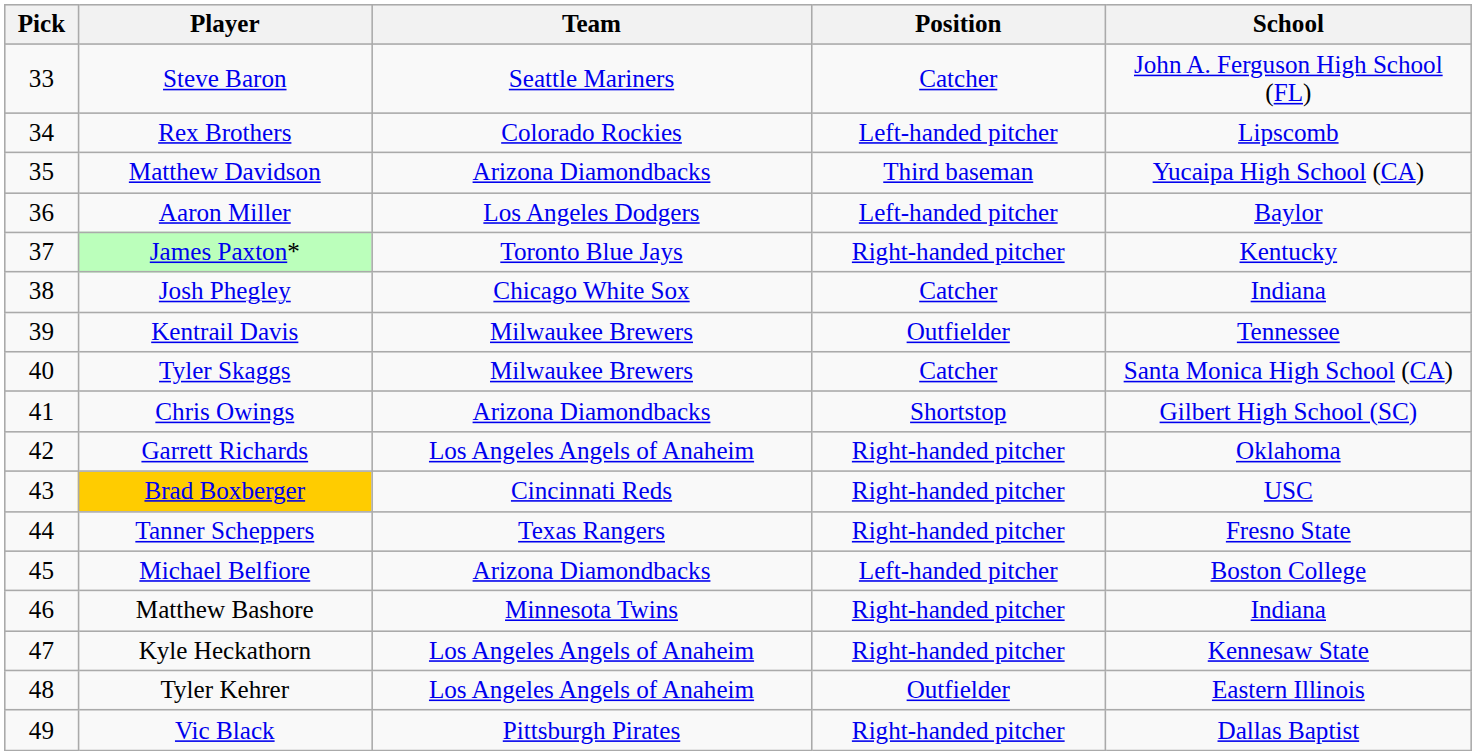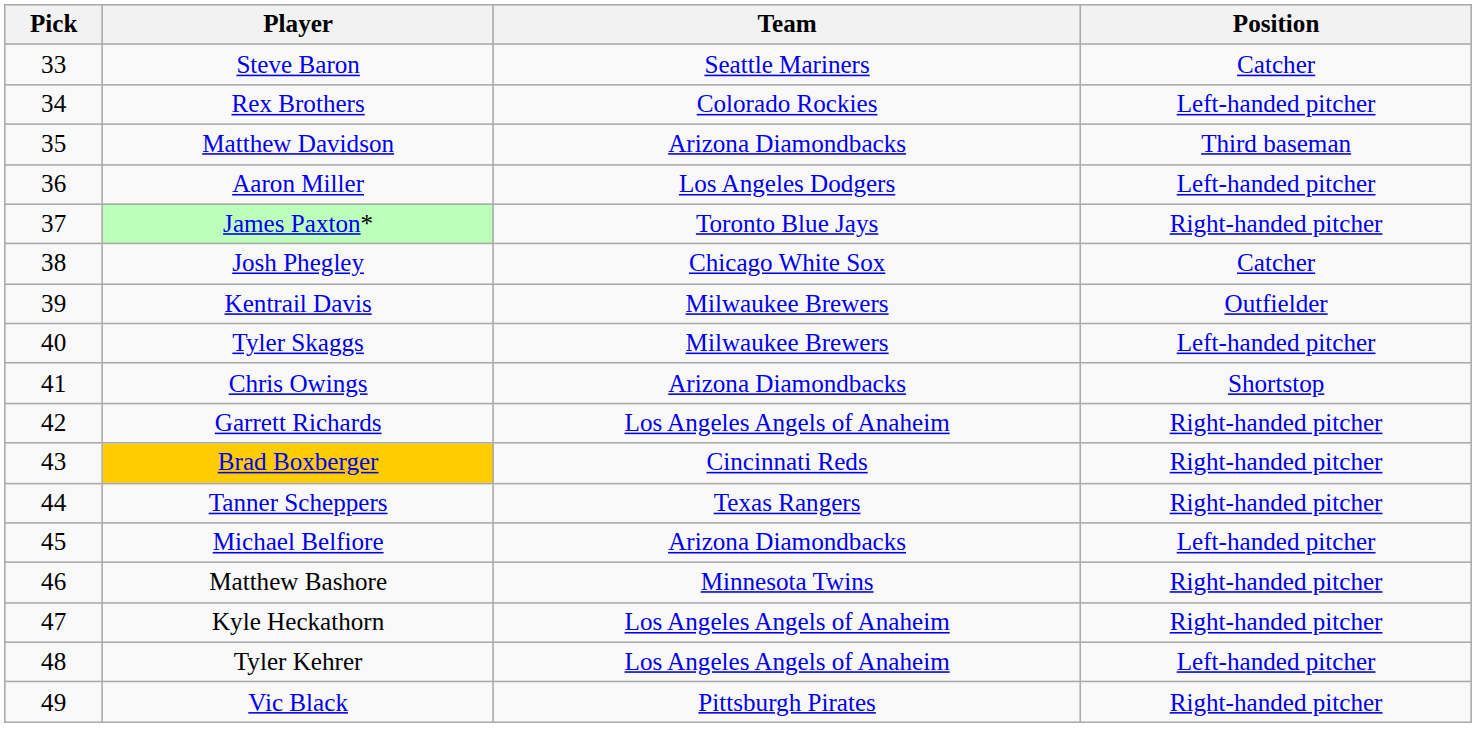- column: (1288, 24)
(958, 371) Catcher -> (1276, 343) Left-handed pitcher
(958, 690) Outfielder -> (1276, 661) Left-handed pitcher
